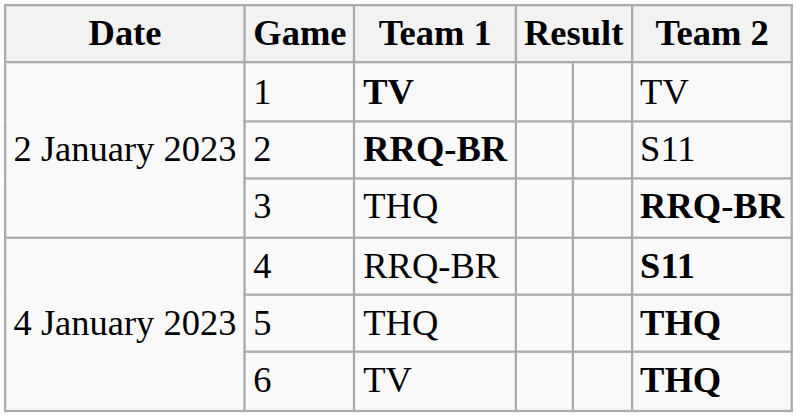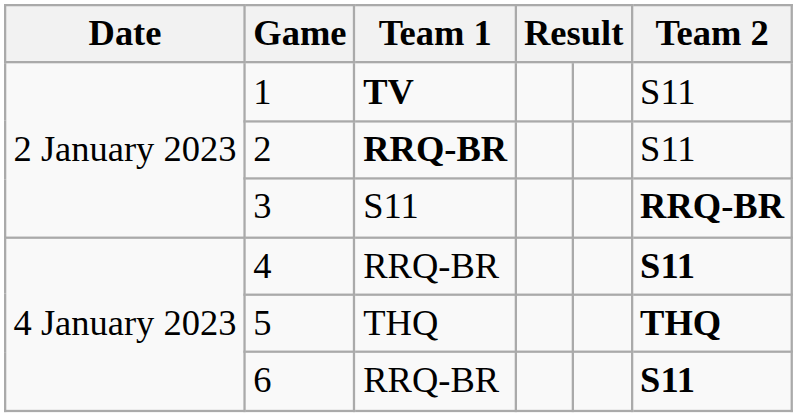(664, 91) TV -> (668, 91) S11
(401, 206) THQ -> (391, 206) S11
(388, 380) TV -> (431, 380) RRQ-BR
(681, 380) THQ -> (667, 380) S11
